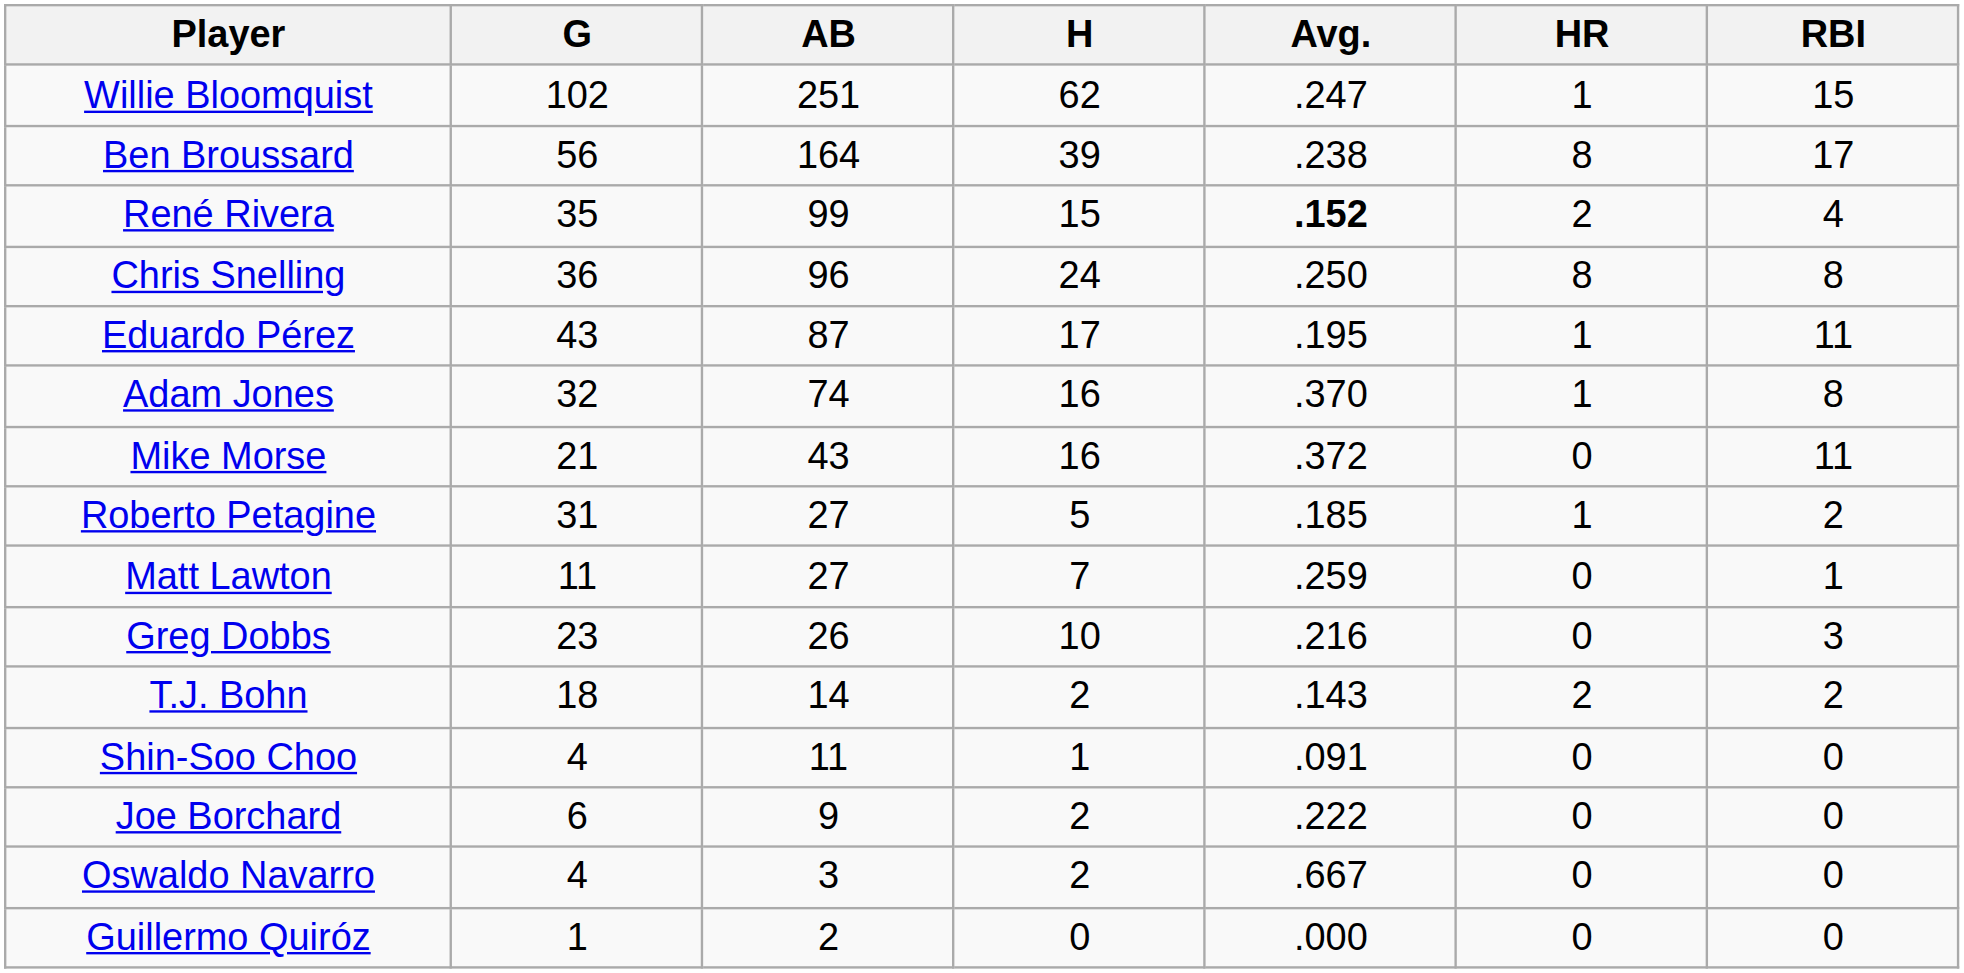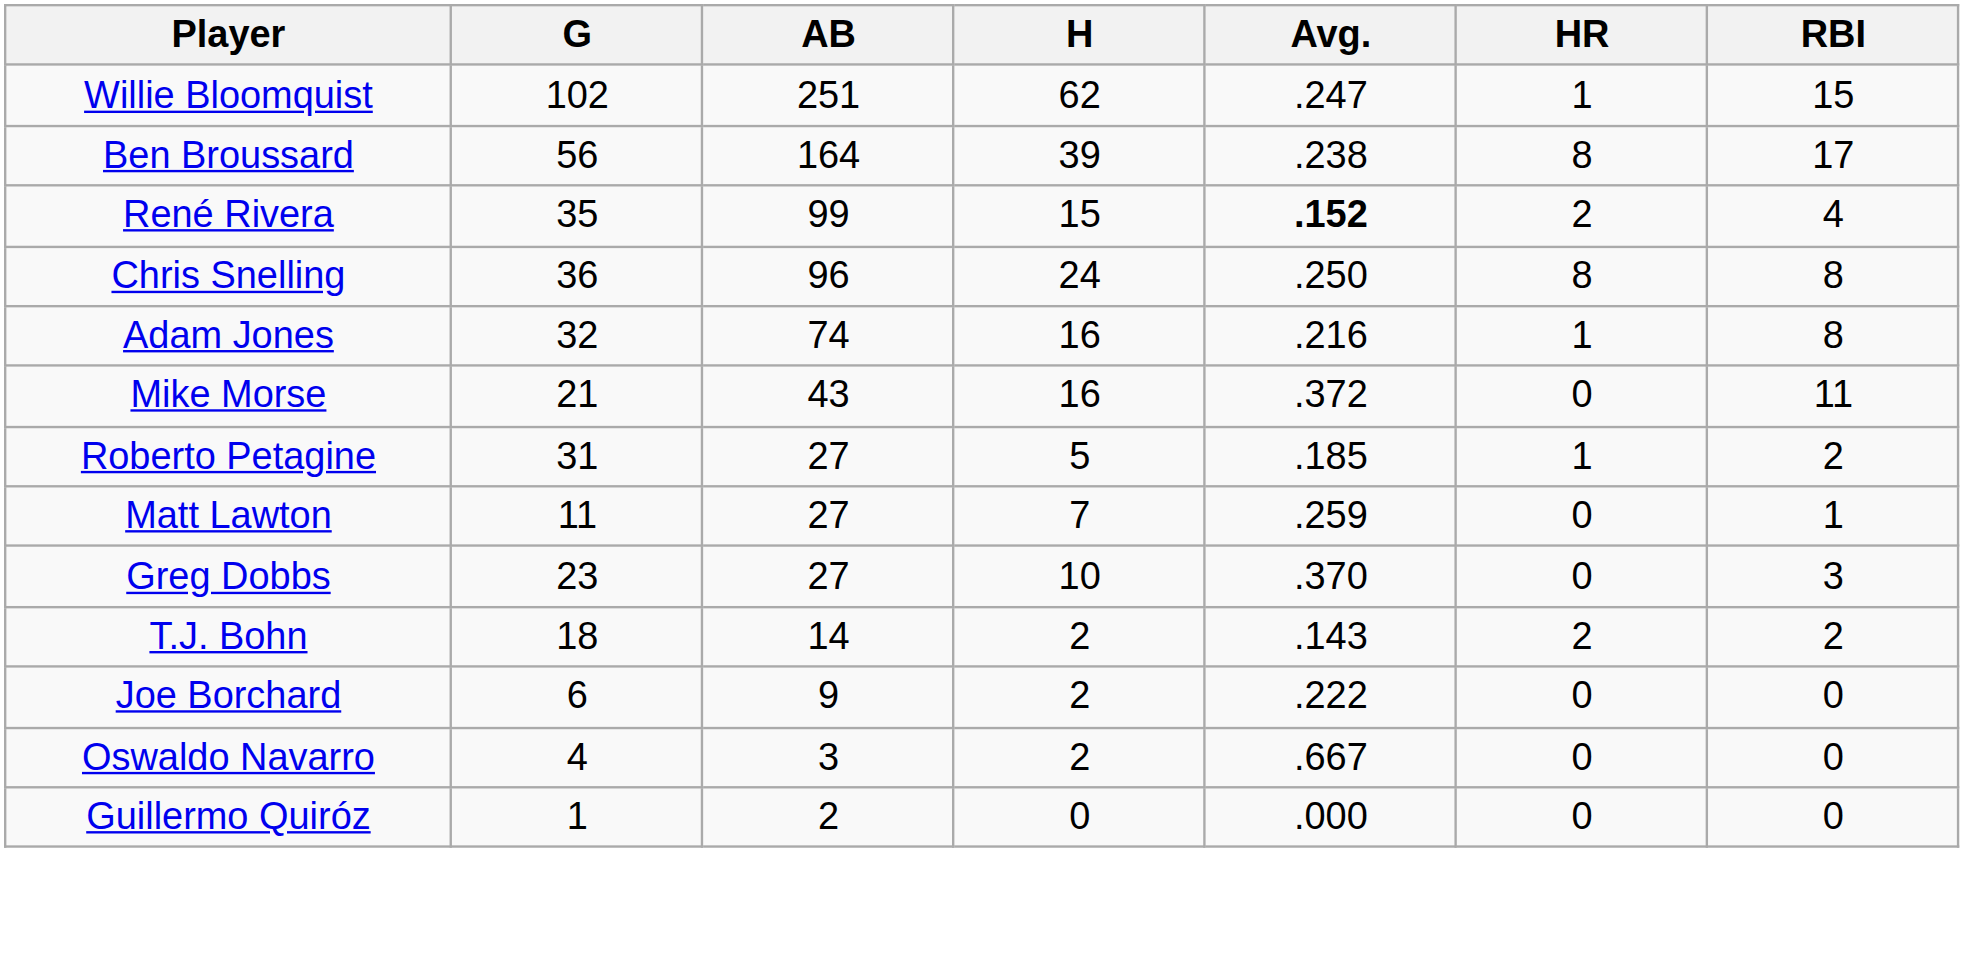- row: (228, 335)
(1331, 395) .370 -> (1331, 335) .216
(829, 635) 26 -> (829, 575) 27
(1331, 635) .216 -> (1331, 575) .370
- row: (228, 756)
